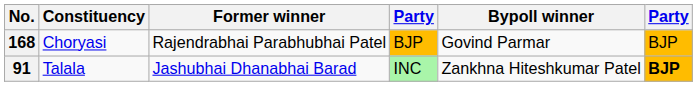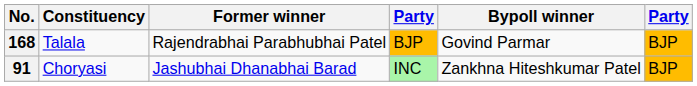(75, 42) Choryasi -> (64, 42) Talala
(64, 68) Talala -> (75, 68) Choryasi
(664, 68) bold -> (663, 68) normal
